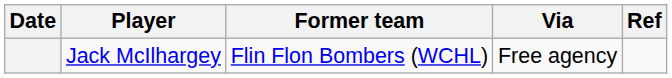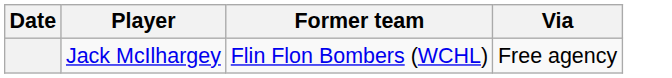- column: (644, 21)
